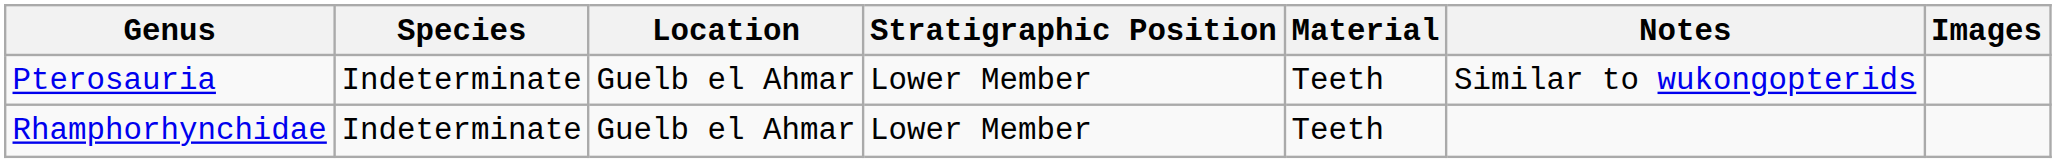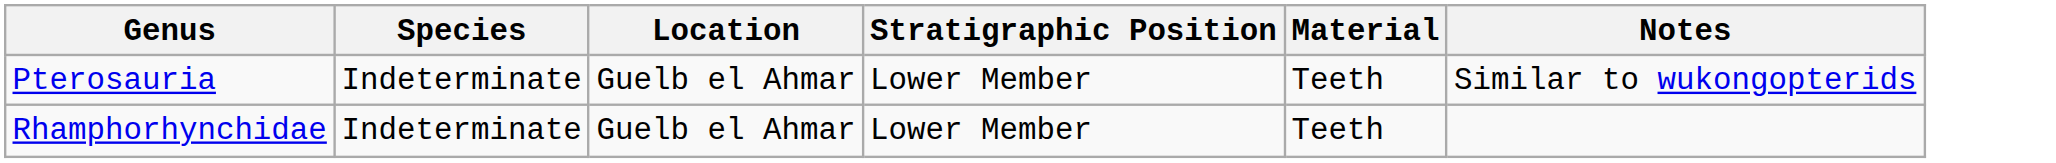- column: (1987, 30)
